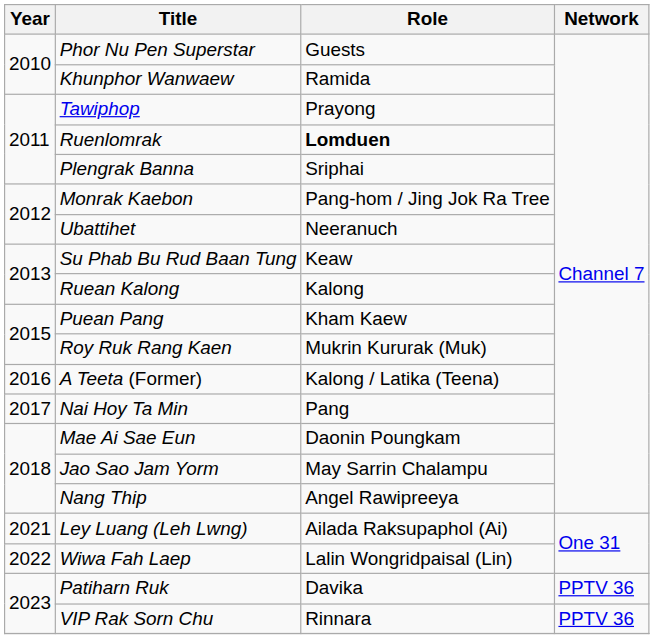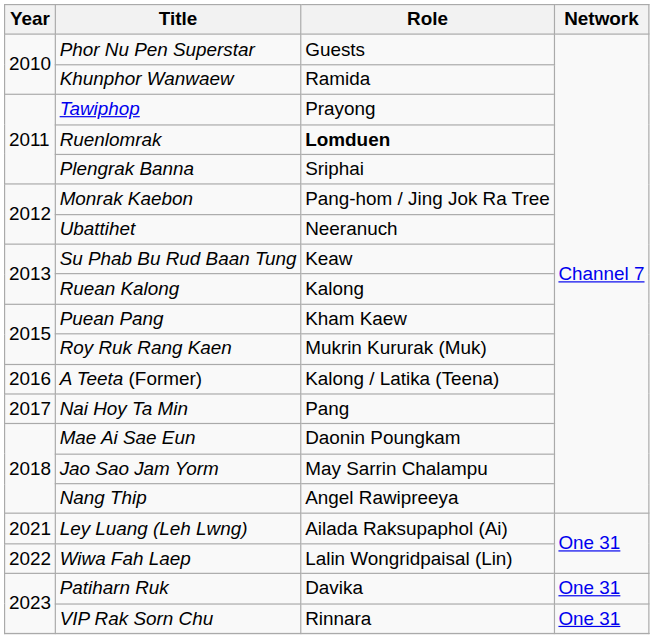(596, 588) PPTV 36 -> (589, 588) One 31
(596, 618) PPTV 36 -> (589, 618) One 31
